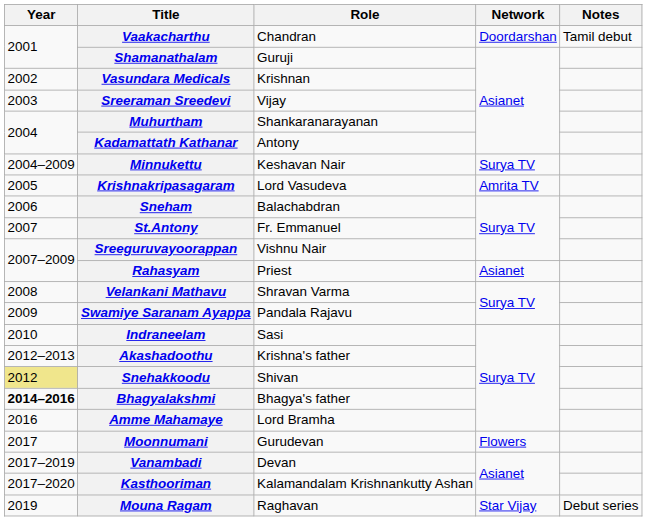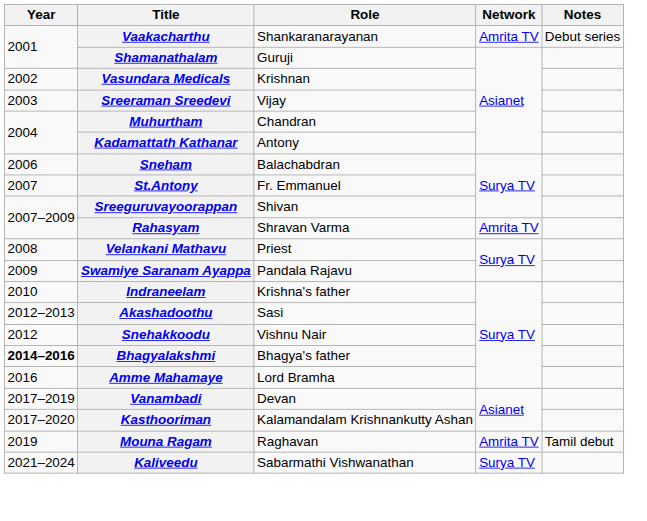(287, 36) Chandran -> (318, 36) Shankaranarayanan
(518, 36) Doordarshan -> (509, 36) Amrita TV
(597, 36) Tamil debut -> (583, 36) Debut series
(318, 121) Shankaranarayanan -> (287, 121) Chandran
- row: (166, 164)
- row: (166, 185)
(292, 249) Vishnu Nair -> (278, 206) Shivan
(274, 270) Priest -> (303, 228) Shravan Varma
(502, 270) Asianet -> (509, 228) Amrita TV
(303, 292) Shravan Varma -> (274, 249) Priest
(270, 334) Sasi -> (303, 292) Krishna's father
(303, 356) Krishna's father -> (270, 313) Sasi
(22, 377) khaki background -> (22, 334) no background
(278, 377) Shivan -> (292, 334) Vishnu Nair
- row: (166, 441)
(508, 505) Star Vijay -> (509, 441) Amrita TV
(601, 505) Debut series -> (579, 441) Tamil debut
+ row: (166, 462)
